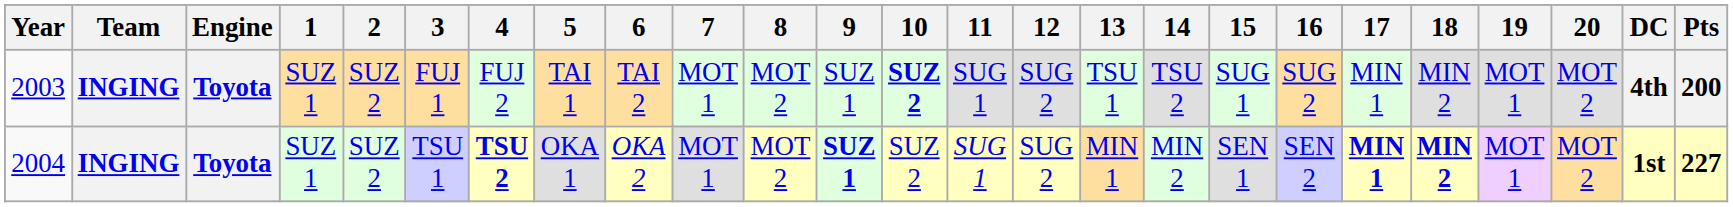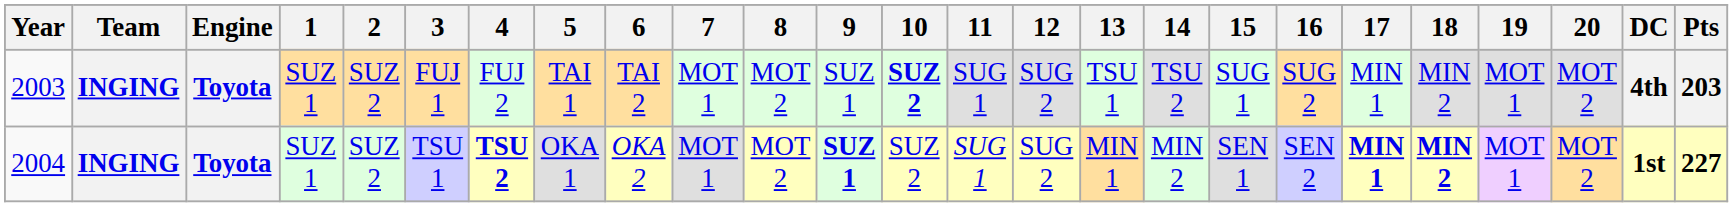(1701, 87) 200 -> (1701, 87) 203
